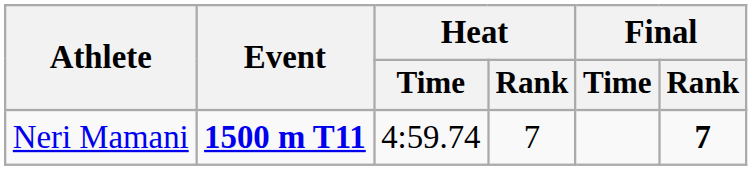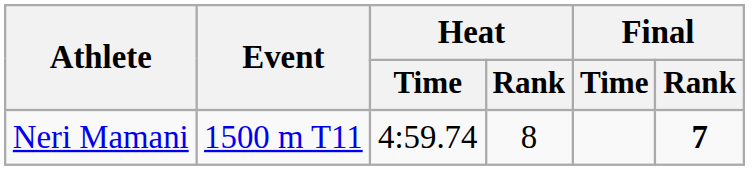(285, 137) bold -> (283, 137) normal
(532, 137) 7 -> (529, 137) 8
